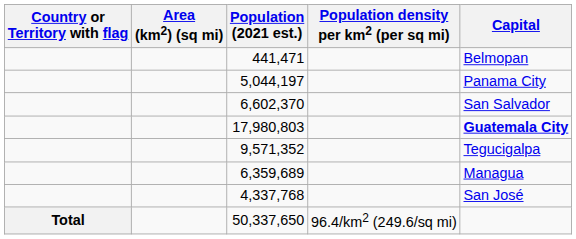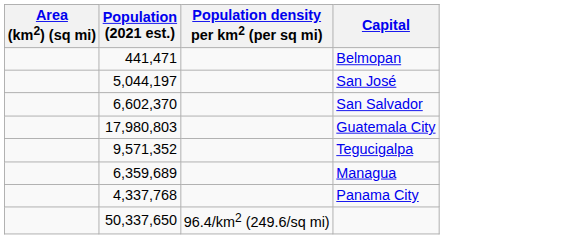- column: (68, 25)
(505, 81) Panama City -> (366, 81) San José
(516, 127) bold -> (386, 127) normal
(494, 195) San José -> (378, 195) Panama City
